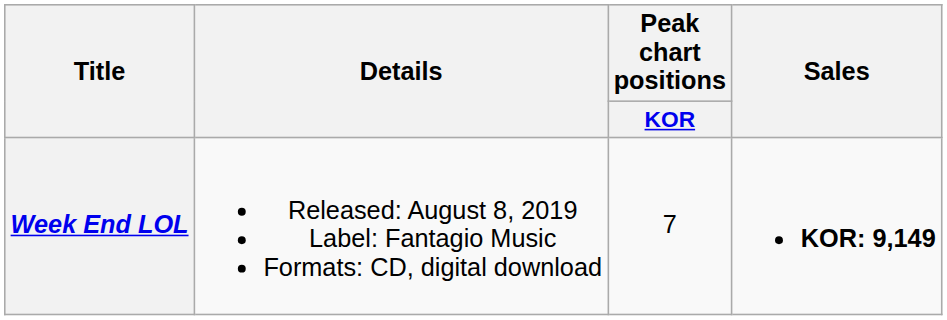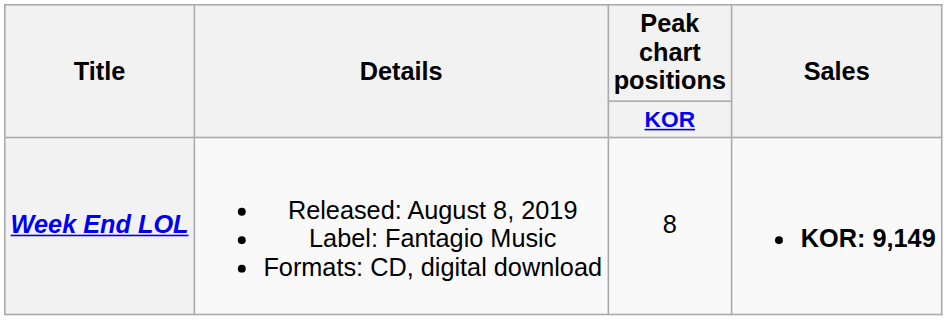(670, 225) 7 -> (670, 225) 8
